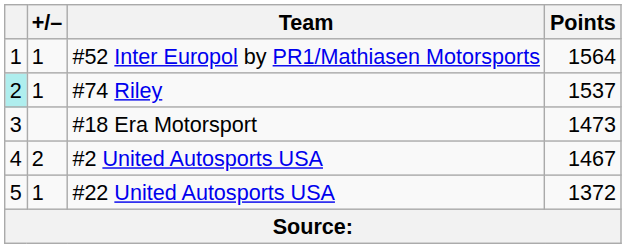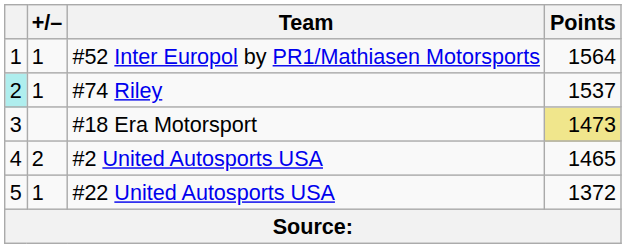(592, 124) no background -> (592, 124) khaki background
(592, 159) 1467 -> (592, 159) 1465
